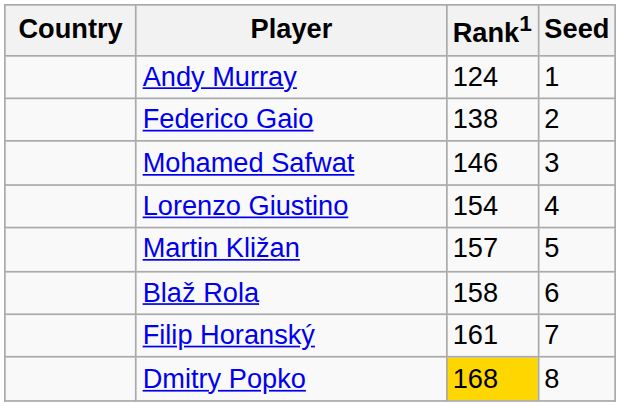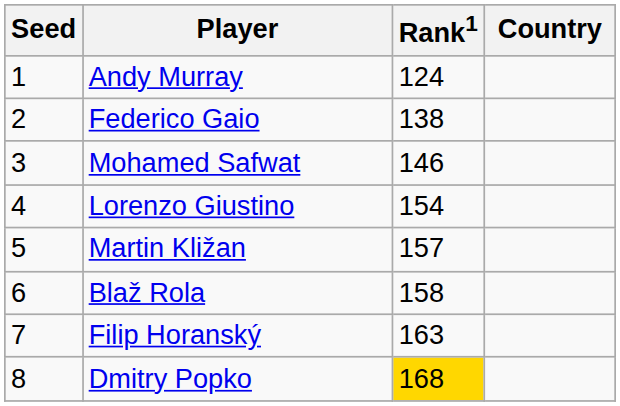columns swapped: (71, 29) <-> (577, 29)
(475, 335) 161 -> (421, 335) 163
